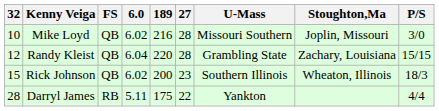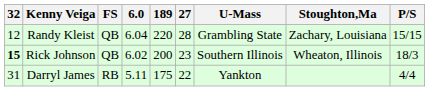- row: (61, 34)
(14, 75) normal -> (14, 55) bold
(14, 95) 28 -> (14, 75) 31
